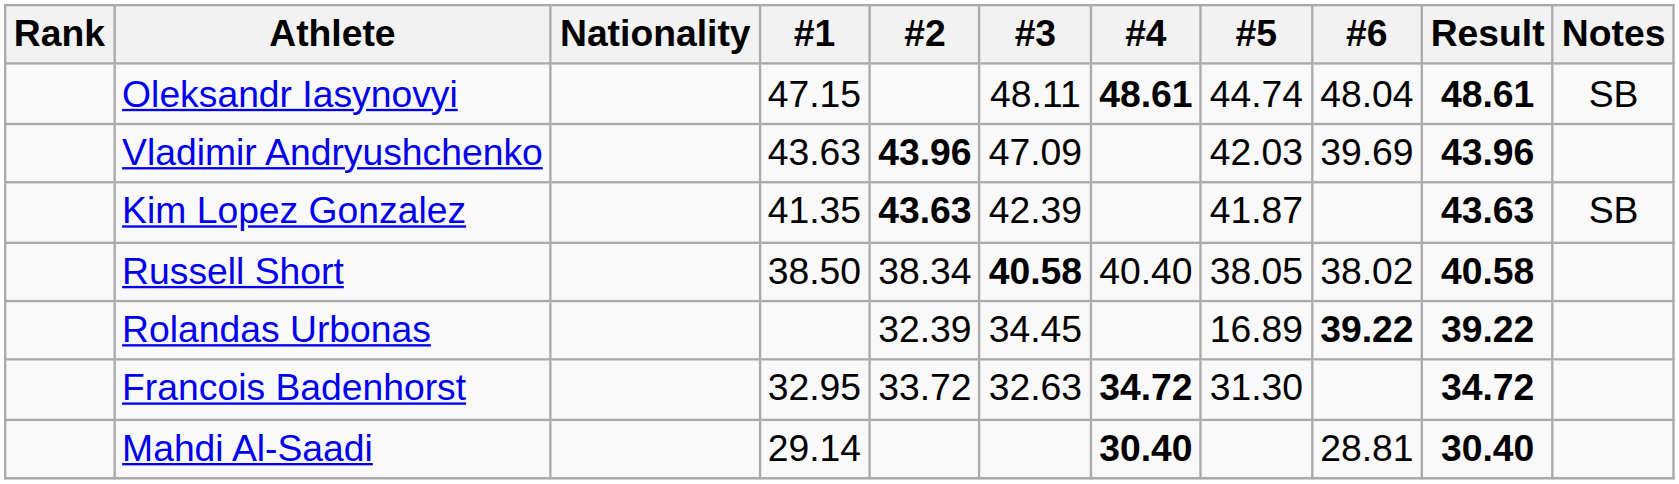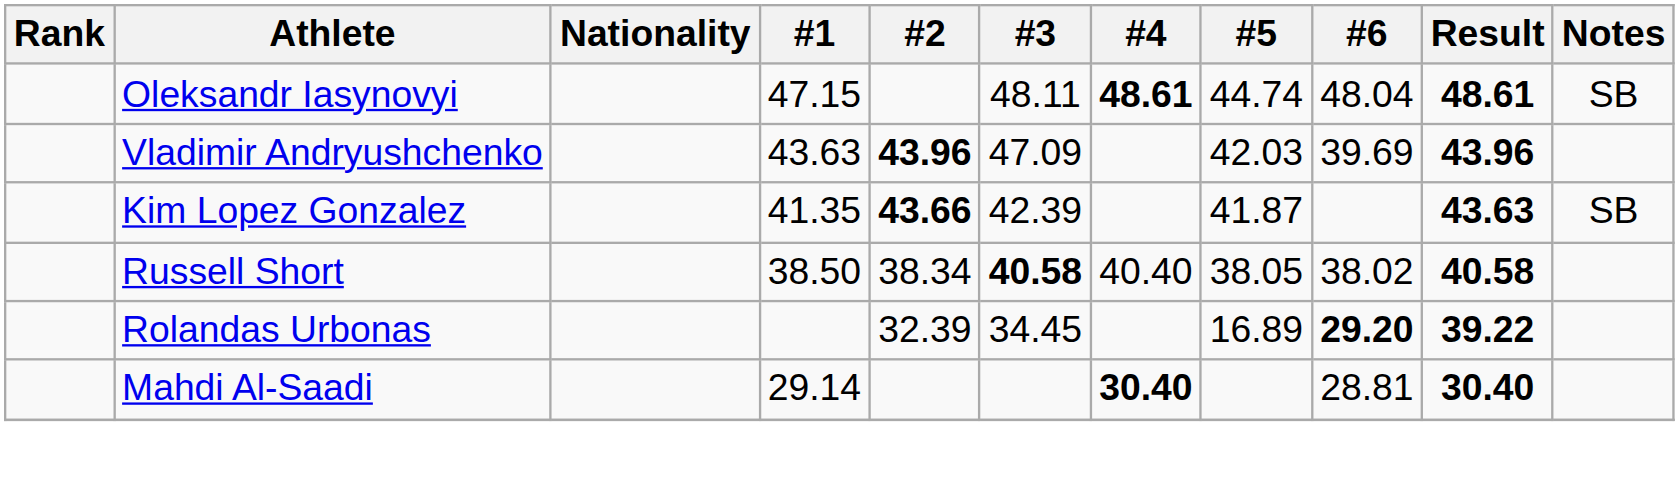(925, 211) 43.63 -> (925, 211) 43.66
(1367, 329) 39.22 -> (1367, 329) 29.20
- row: (294, 388)
